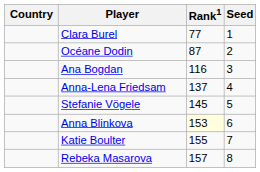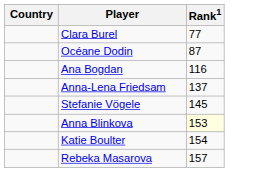- column: (240, 14)
(198, 140) 155 -> (198, 140) 154
